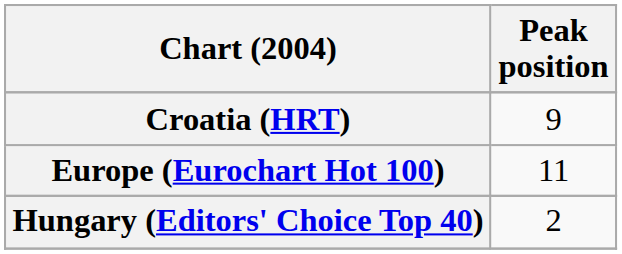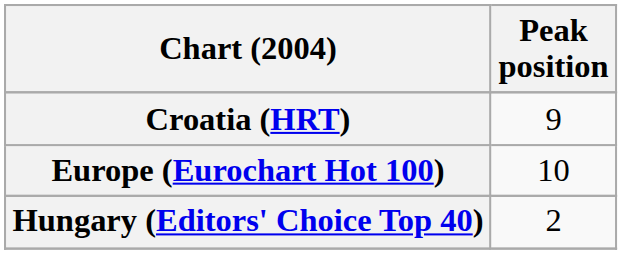(554, 169) 11 -> (554, 169) 10
